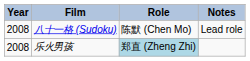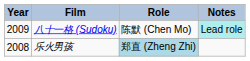(18, 30) 2008 -> (18, 30) 2009
(222, 30) no background -> (222, 30) paleturquoise background
